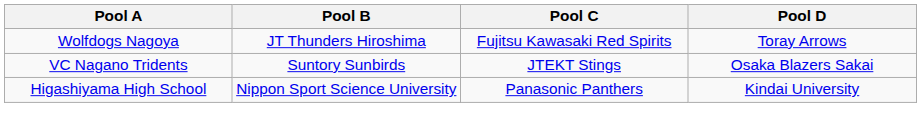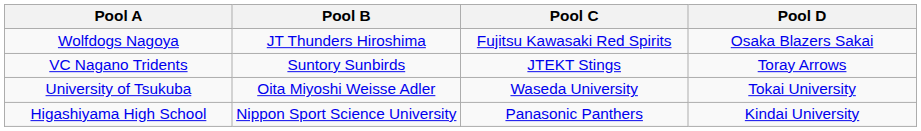(802, 41) Toray Arrows -> (802, 41) Osaka Blazers Sakai
(802, 65) Osaka Blazers Sakai -> (802, 65) Toray Arrows
+ row: (118, 89)
